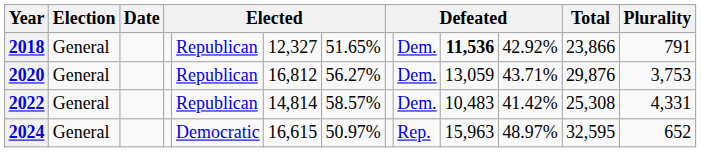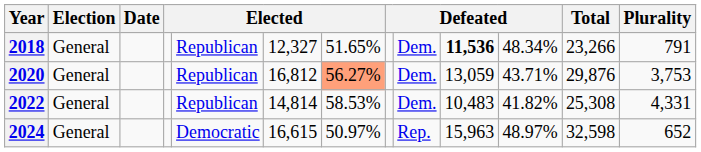(530, 47) 42.92% -> (530, 47) 48.34%
(591, 47) 23,866 -> (591, 47) 23,266
(353, 75) no background -> (353, 75) lightsalmon background
(353, 103) 58.57% -> (353, 103) 58.53%
(530, 103) 41.42% -> (530, 103) 41.82%
(591, 132) 32,595 -> (591, 132) 32,598
